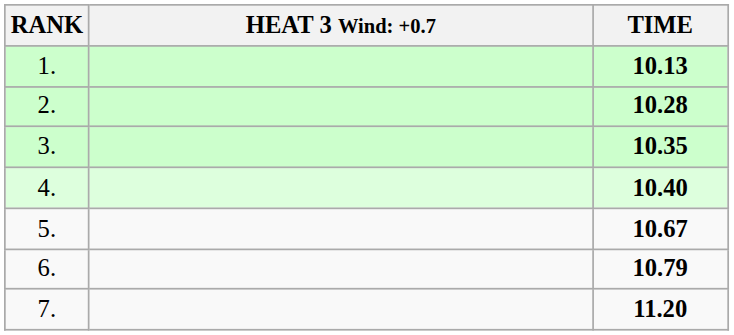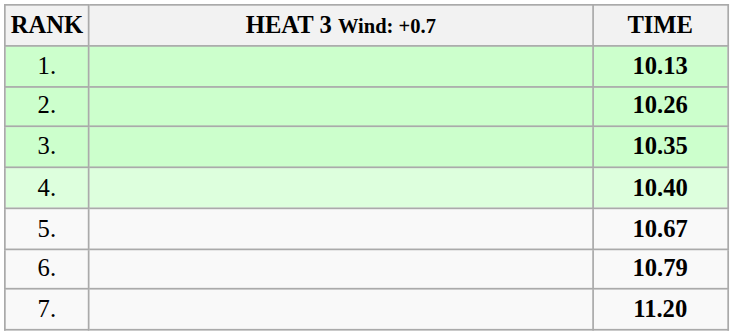(660, 106) 10.28 -> (660, 106) 10.26
